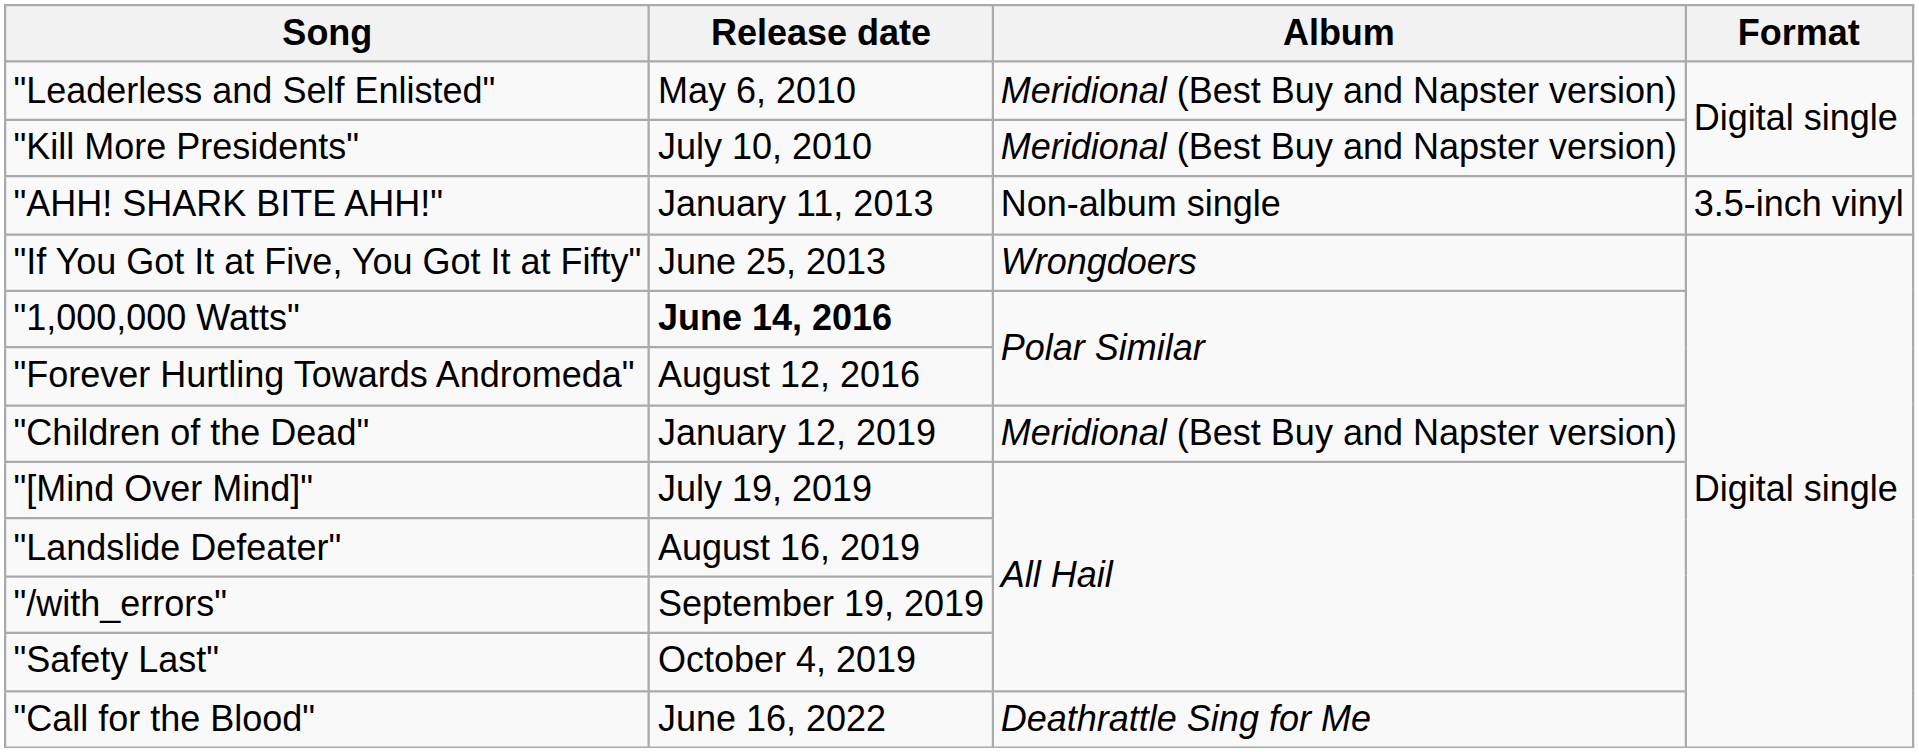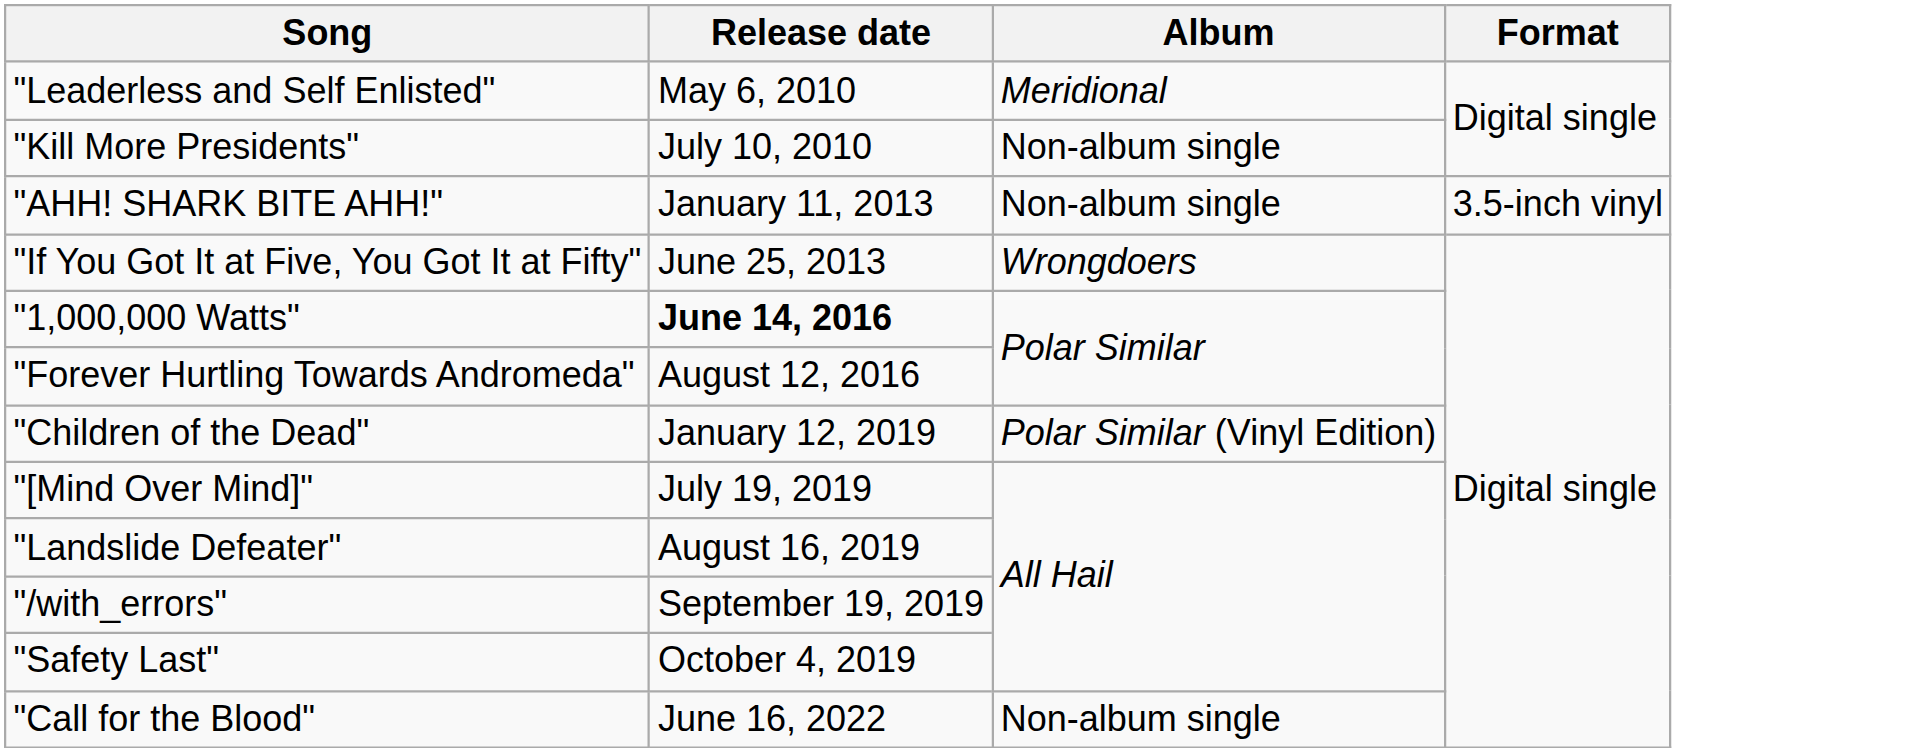(1339, 90) Meridional (Best Buy and Napster version) -> (1084, 90) Meridional
(1339, 147) Meridional (Best Buy and Napster version) -> (1141, 147) Non-album single
(1339, 432) Meridional (Best Buy and Napster version) -> (1218, 432) Polar Similar (Vinyl Edition)
(1186, 718) Deathrattle Sing for Me -> (1141, 718) Non-album single
